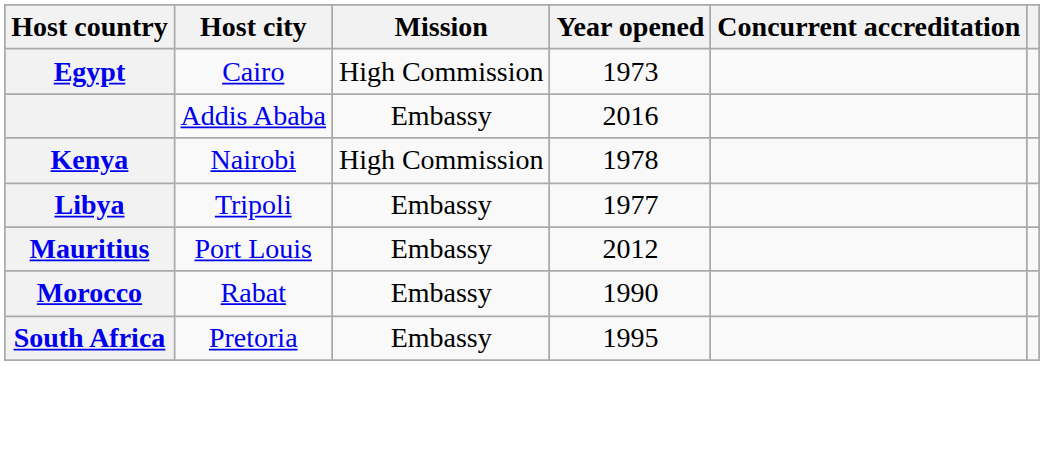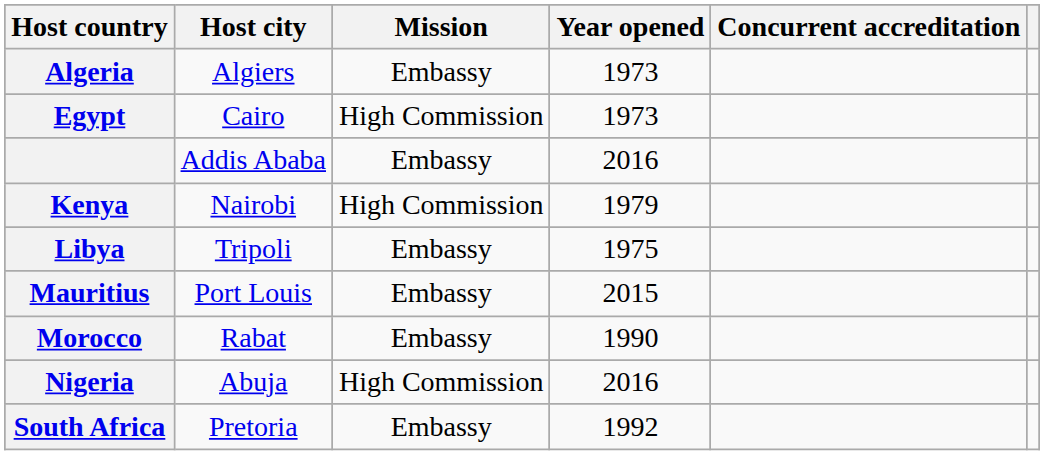+ row: (89, 71)
(630, 159) 1978 -> (630, 204) 1979
(630, 204) 1977 -> (630, 248) 1975
(630, 248) 2012 -> (630, 293) 2015
+ row: (89, 381)
(630, 337) 1995 -> (630, 426) 1992
